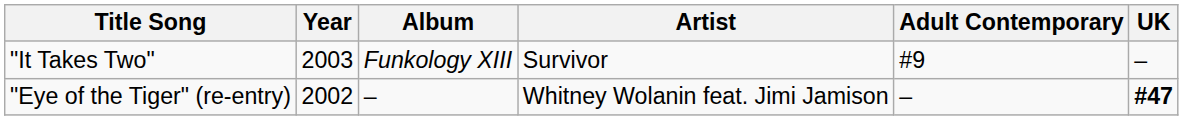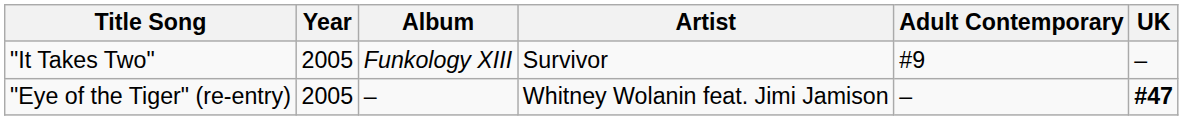(327, 59) 2003 -> (327, 59) 2005
(327, 96) 2002 -> (327, 96) 2005
